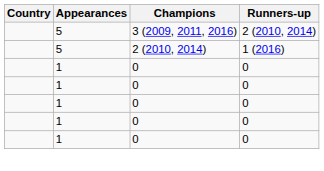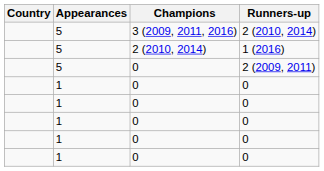+ row: (136, 67)
